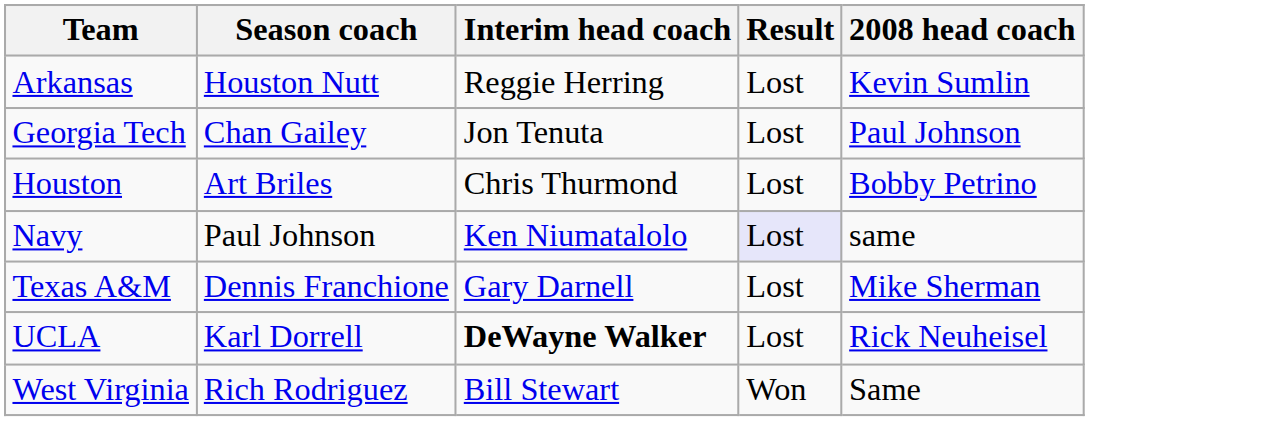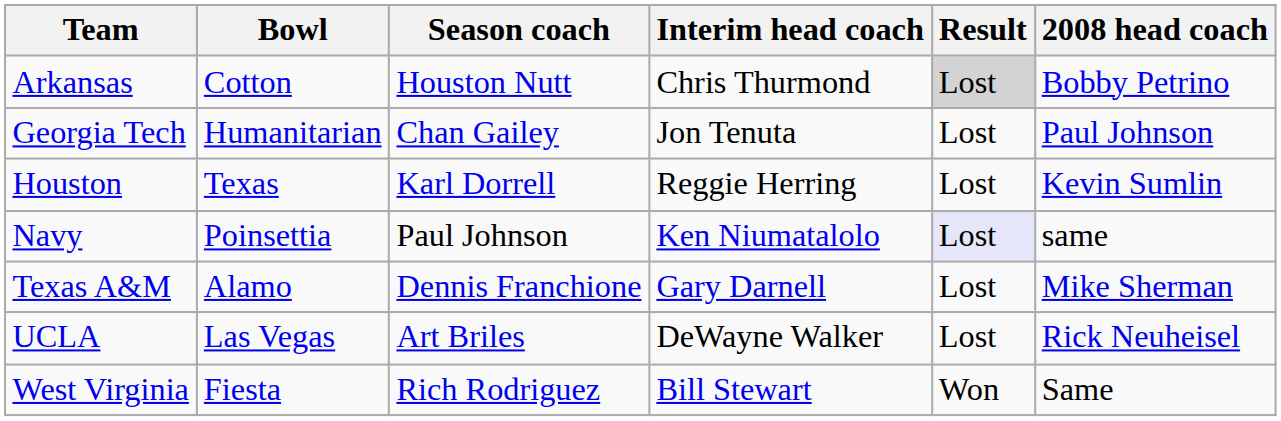+ column: (293, 30)
(564, 81) Reggie Herring -> (763, 81) Chris Thurmond
(775, 81) no background -> (968, 81) lightgrey background
(939, 81) Kevin Sumlin -> (1136, 81) Bobby Petrino
(268, 183) Art Briles -> (476, 183) Karl Dorrell
(571, 183) Chris Thurmond -> (756, 183) Reggie Herring
(943, 183) Bobby Petrino -> (1132, 183) Kevin Sumlin
(283, 337) Karl Dorrell -> (461, 337) Art Briles
(585, 337) bold -> (770, 337) normal
